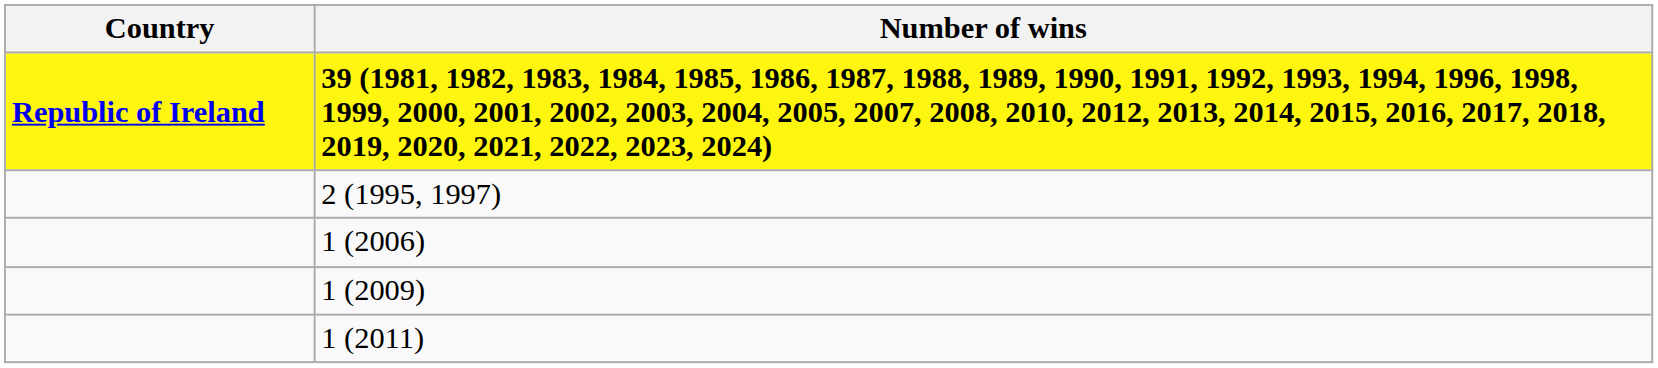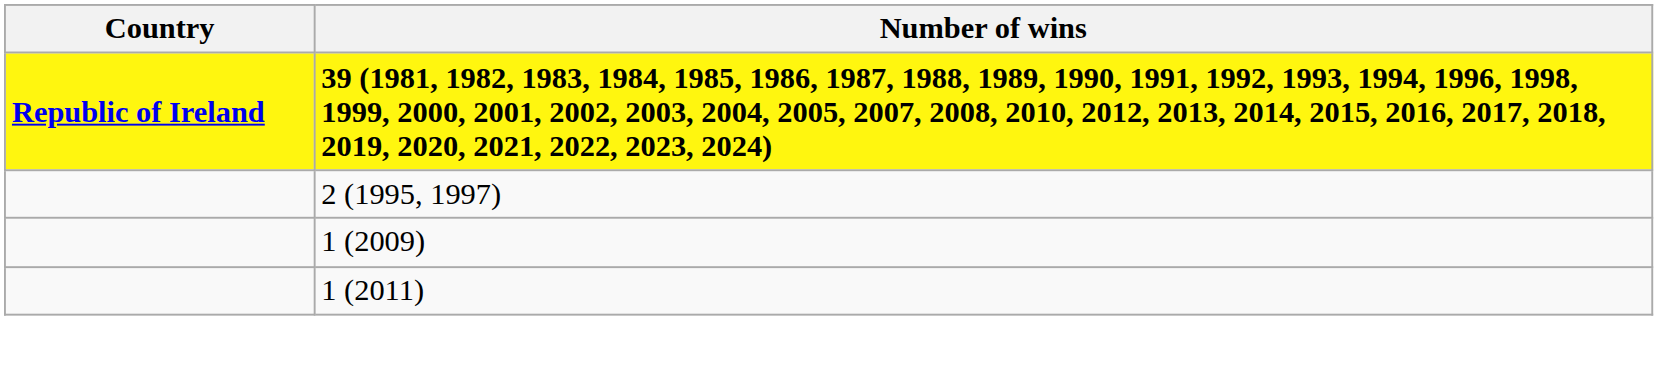- row: (373, 241)
